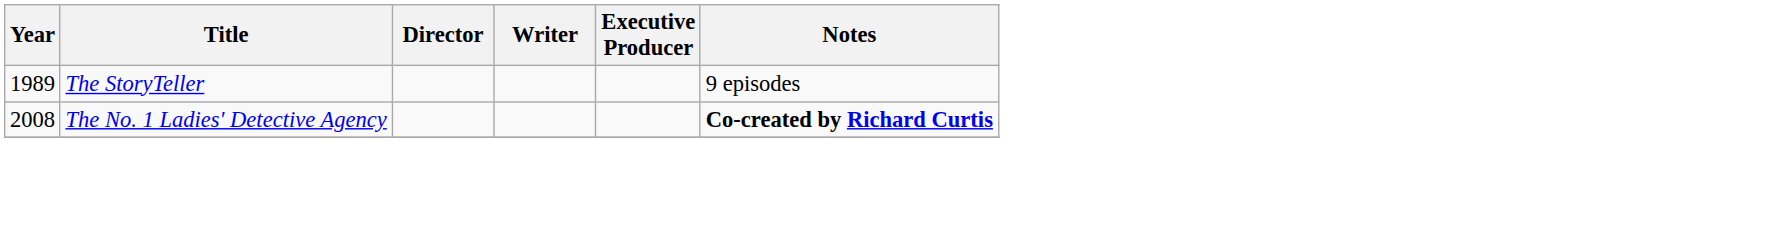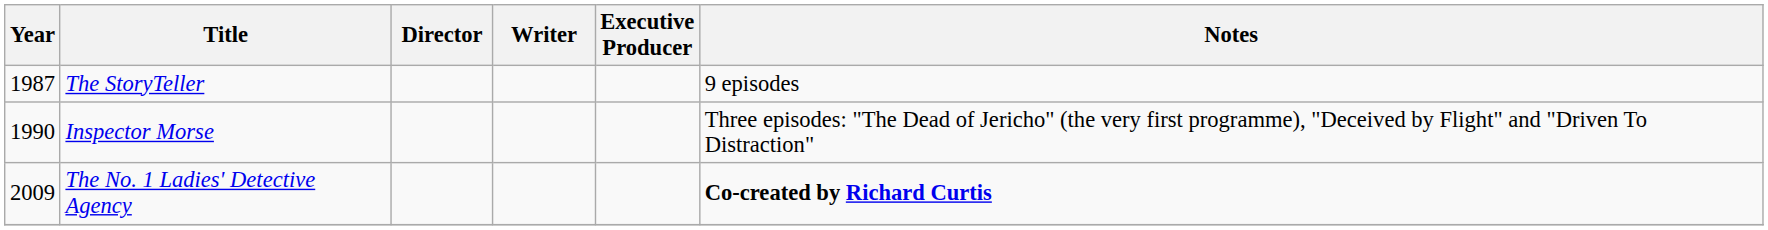(32, 83) 1989 -> (32, 83) 1987
+ row: (140, 132)
(32, 119) 2008 -> (32, 193) 2009
